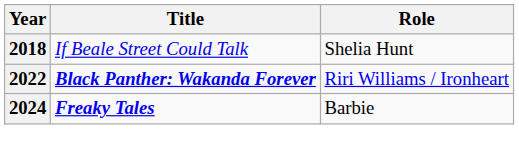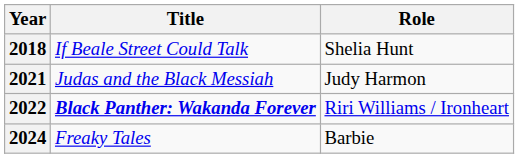+ row: (28, 78)
(105, 108) bold -> (103, 138) normal
